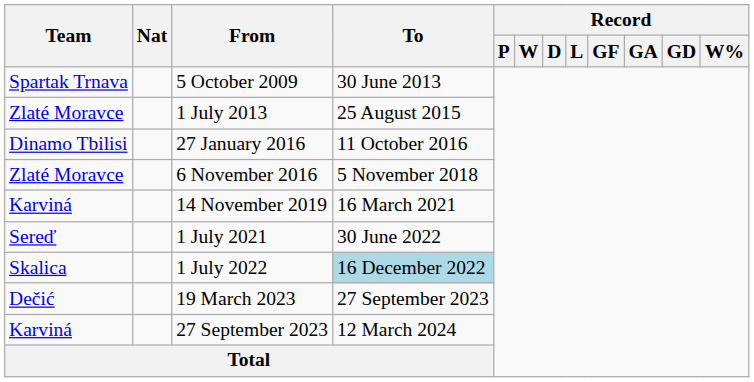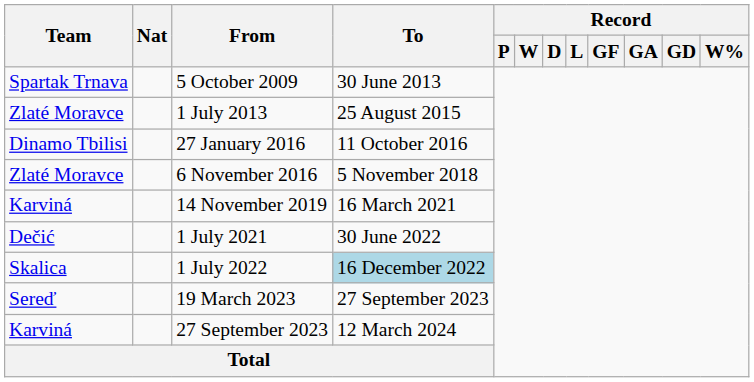(33, 236) Sereď -> (32, 236) Dečić
(32, 298) Dečić -> (33, 298) Sereď
